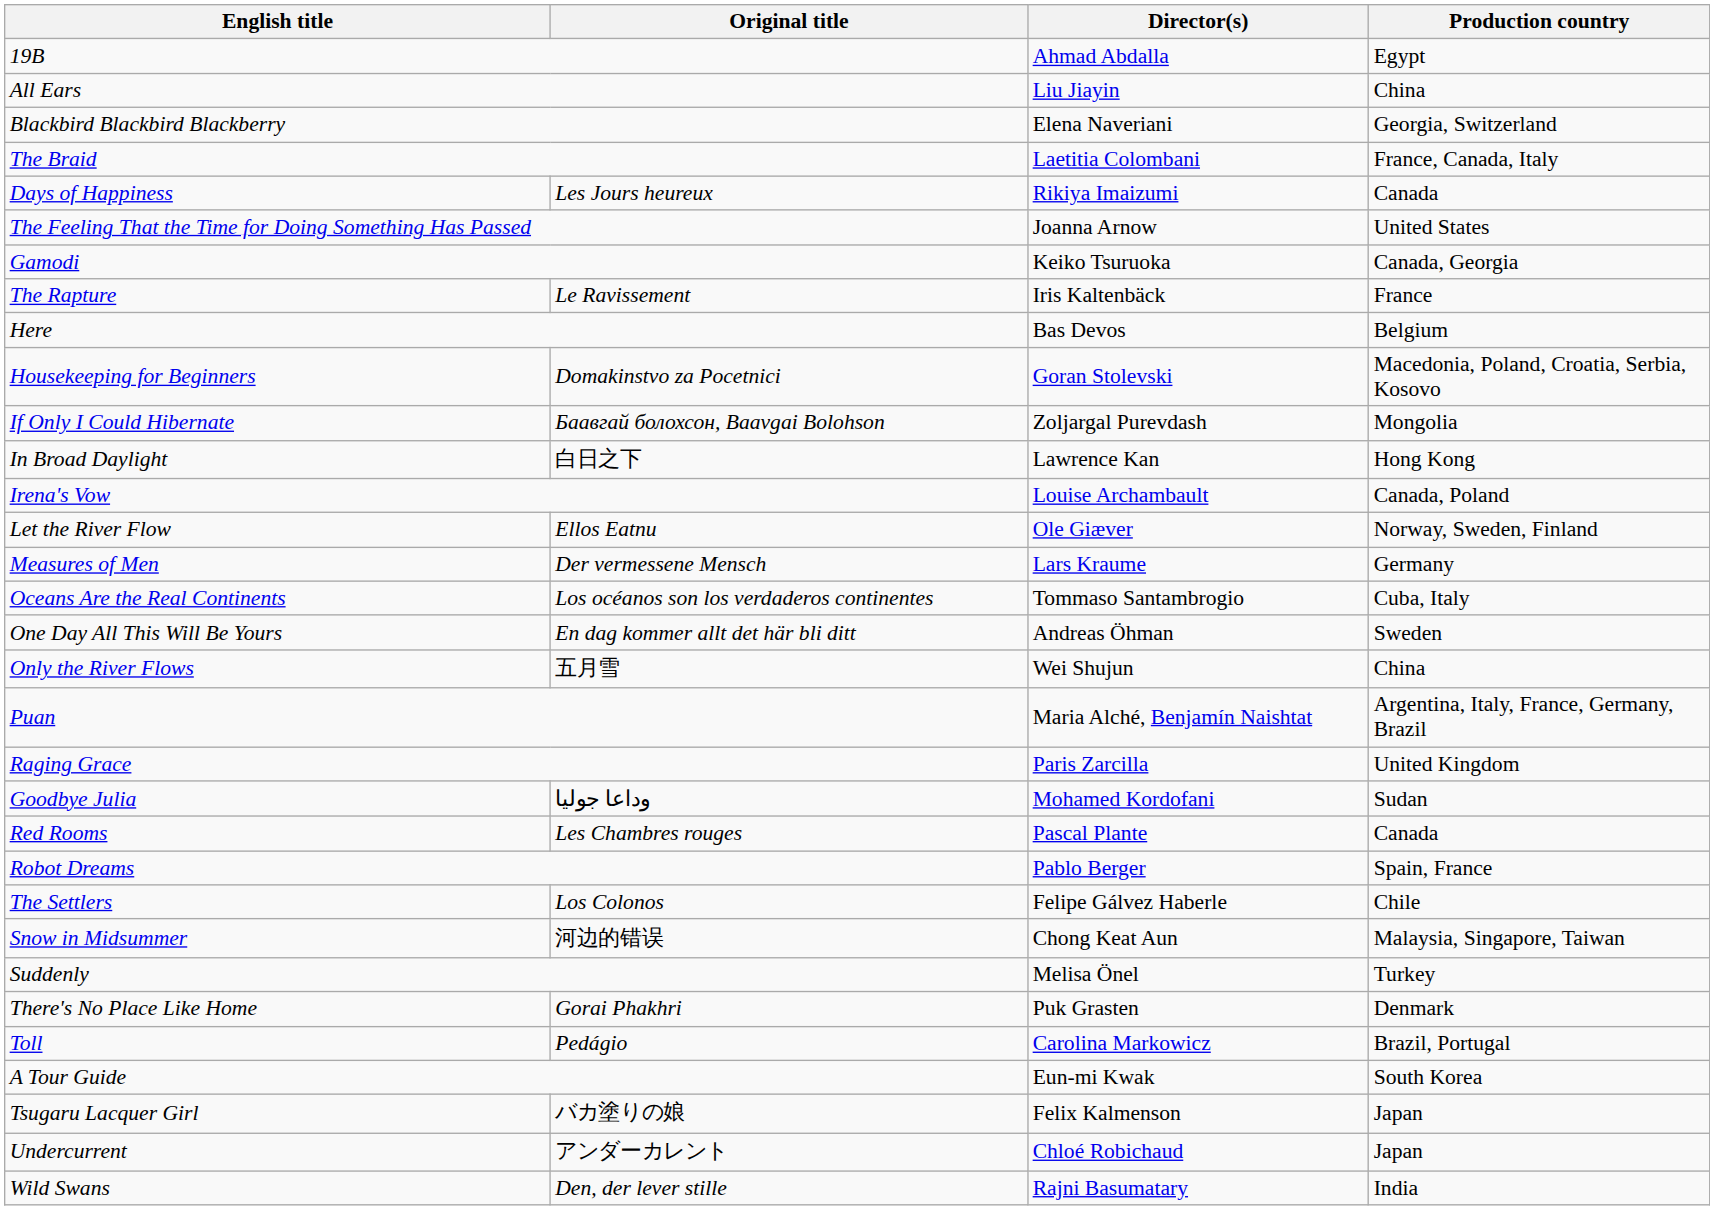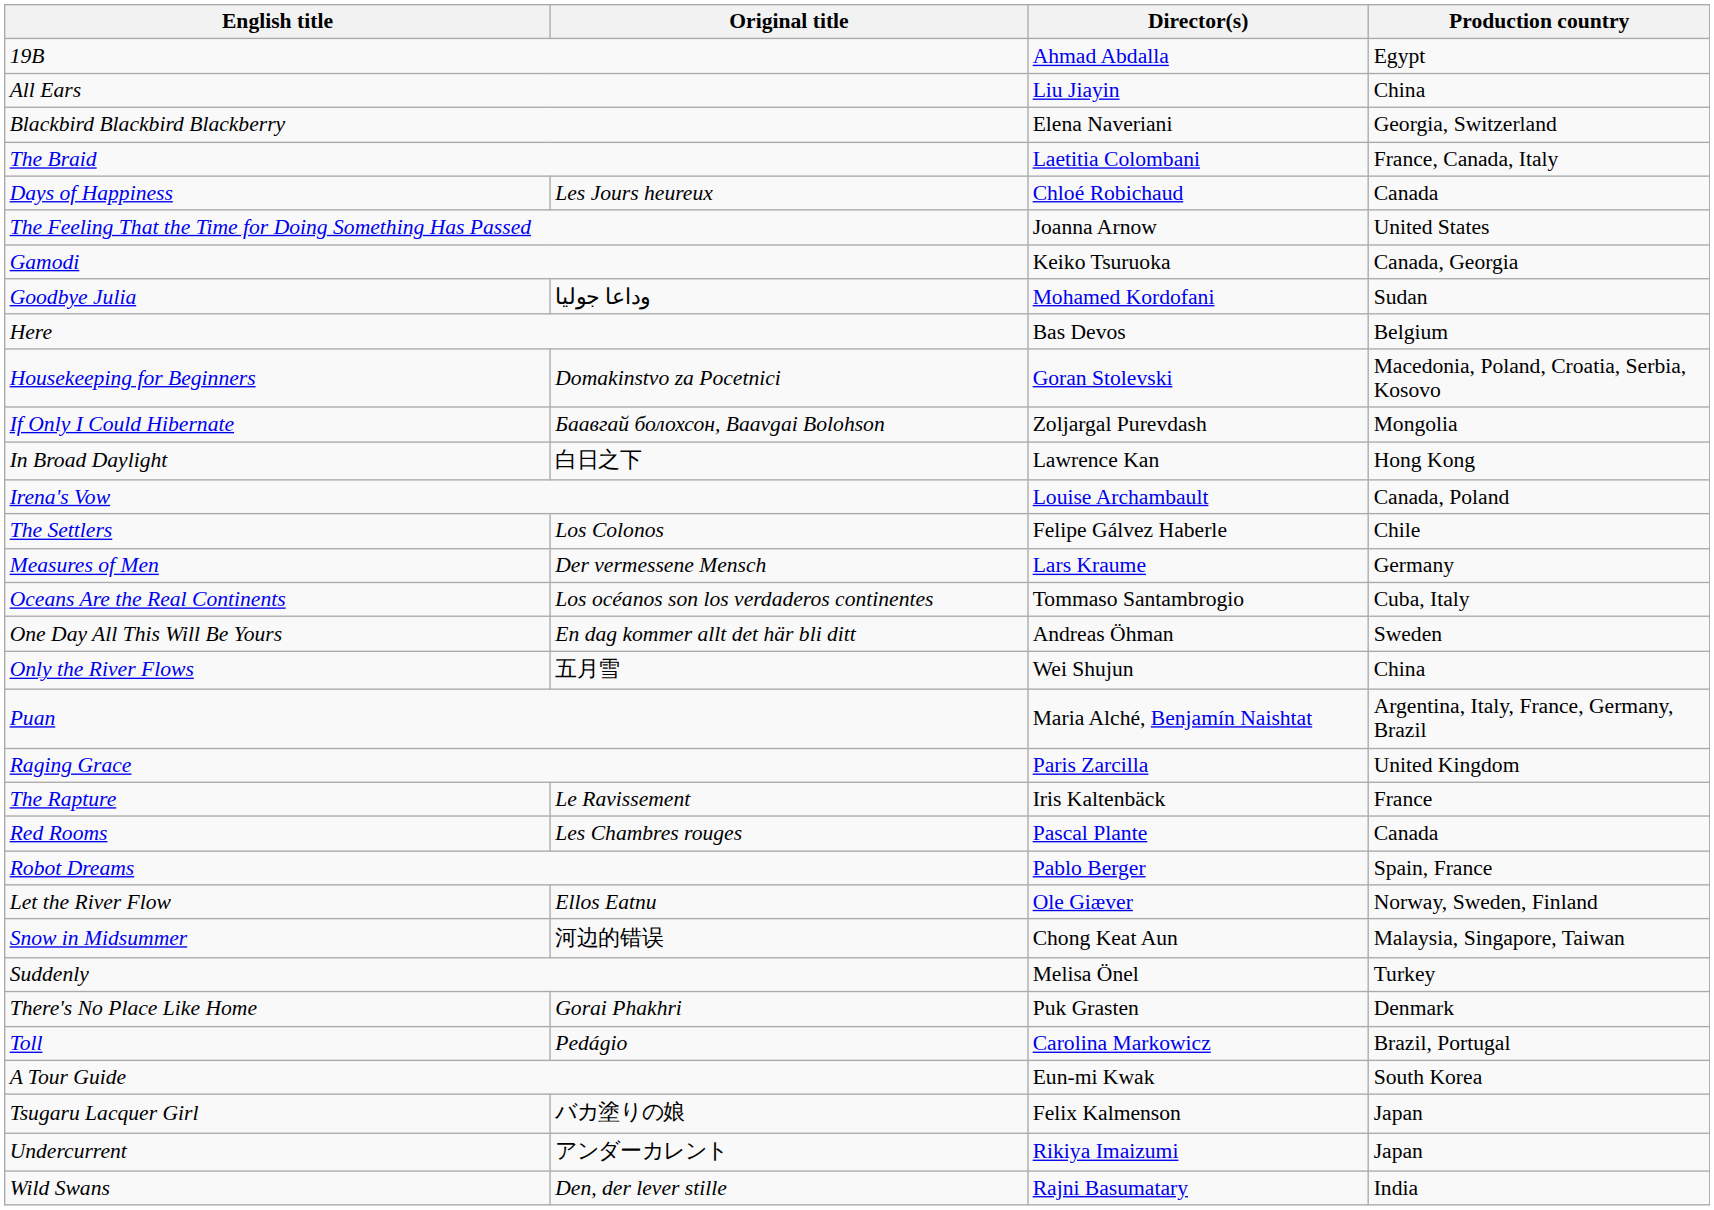(1106, 192) Rikiya Imaizumi -> (1108, 192) Chloé Robichaud
rows swapped: (73, 798) <-> (63, 295)
rows swapped: (90, 529) <-> (61, 901)
(1108, 1151) Chloé Robichaud -> (1106, 1151) Rikiya Imaizumi
